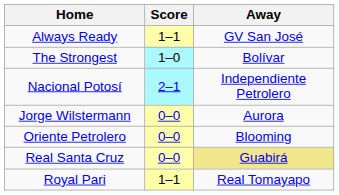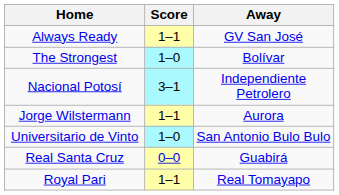(169, 86) 2–1 -> (169, 86) 3–1
(169, 115) 0–0 -> (169, 115) 1–1
+ row: (75, 136)
- row: (75, 136)
(264, 158) khaki background -> (264, 158) no background
